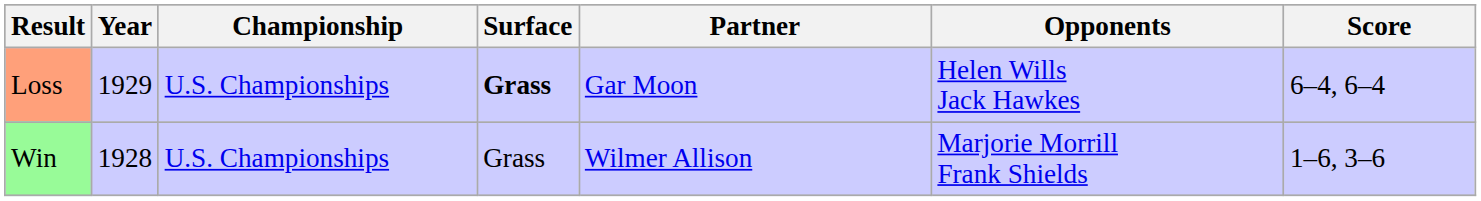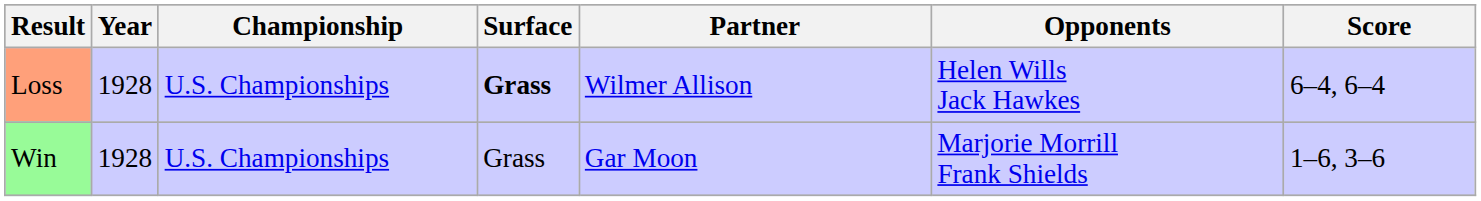(125, 84) 1929 -> (125, 84) 1928
(641, 84) Gar Moon -> (669, 84) Wilmer Allison
(669, 158) Wilmer Allison -> (641, 158) Gar Moon
